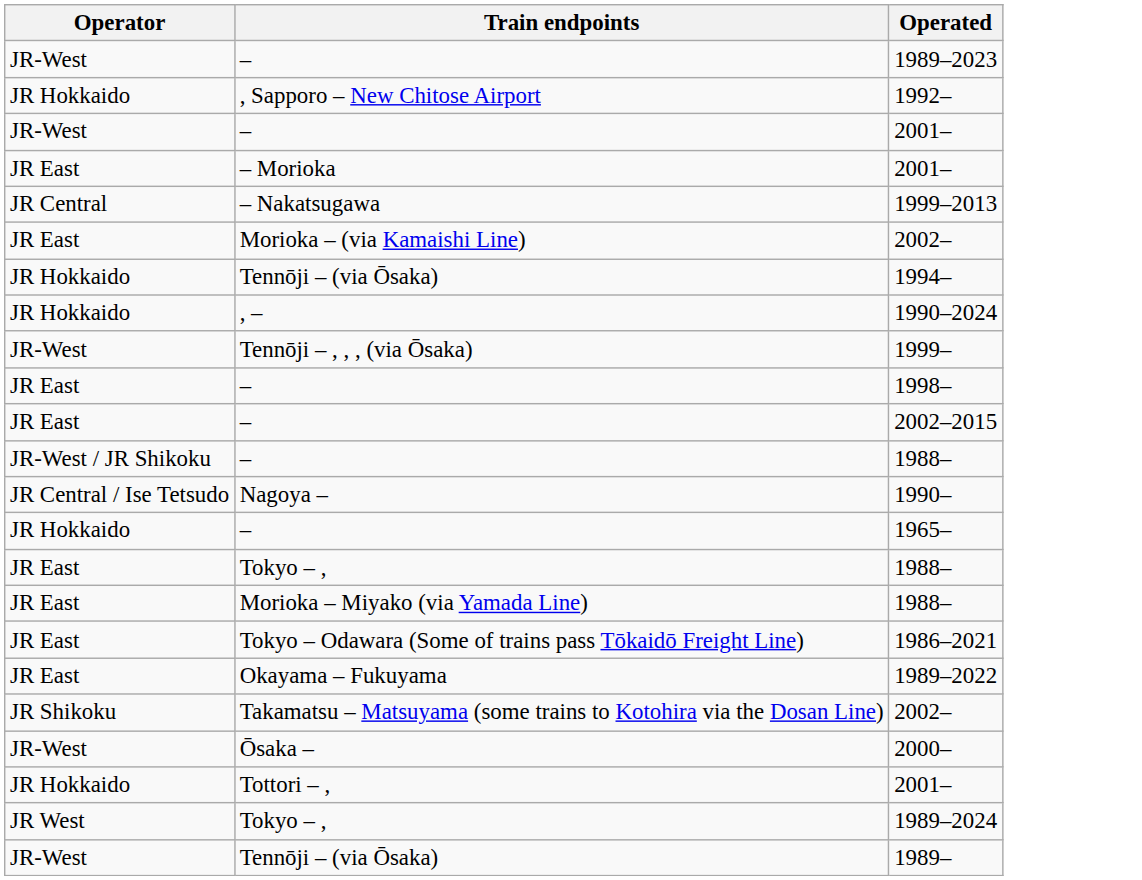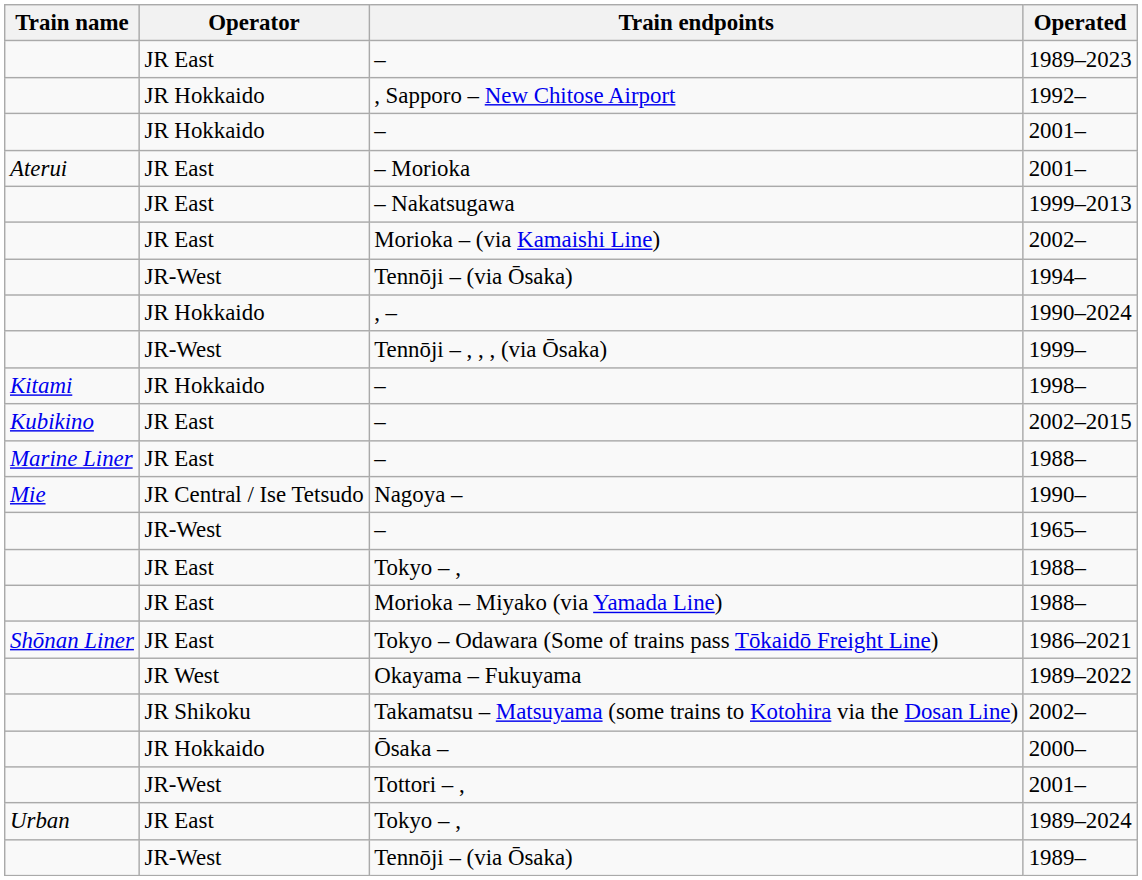+ column: (72, 22)
(48, 58) JR-West -> (179, 58) JR East
(48, 131) JR-West -> (205, 131) JR Hokkaido
(59, 204) JR Central -> (179, 204) JR East
(70, 276) JR Hokkaido -> (183, 276) JR-West
(45, 385) JR East -> (205, 385) JR Hokkaido
(110, 458) JR-West / JR Shikoku -> (179, 458) JR East
(70, 530) JR Hokkaido -> (183, 530) JR-West
(45, 675) JR East -> (182, 675) JR West
(48, 748) JR-West -> (205, 748) JR Hokkaido
(70, 784) JR Hokkaido -> (183, 784) JR-West
(47, 820) JR West -> (179, 820) JR East
